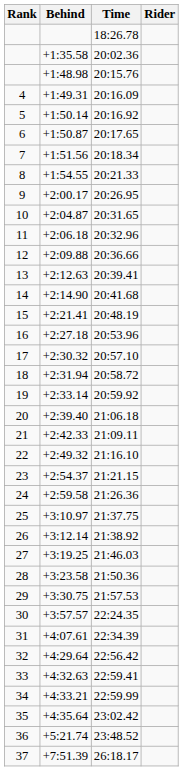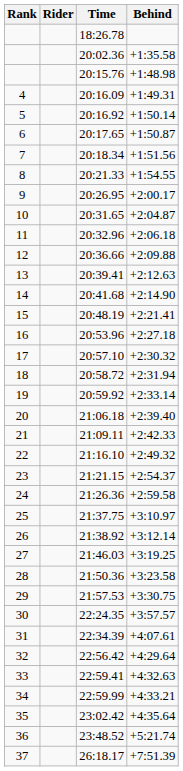columns swapped: (160, 14) <-> (65, 14)
